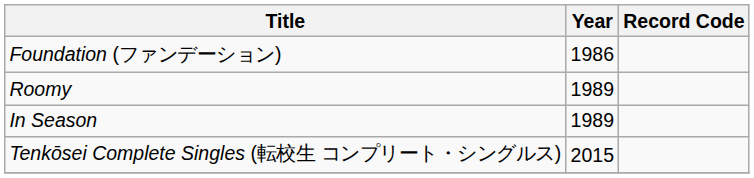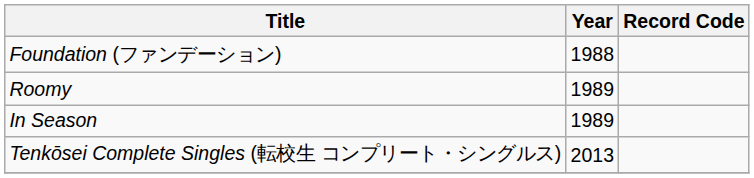(592, 55) 1986 -> (592, 55) 1988
(592, 155) 2015 -> (592, 155) 2013
